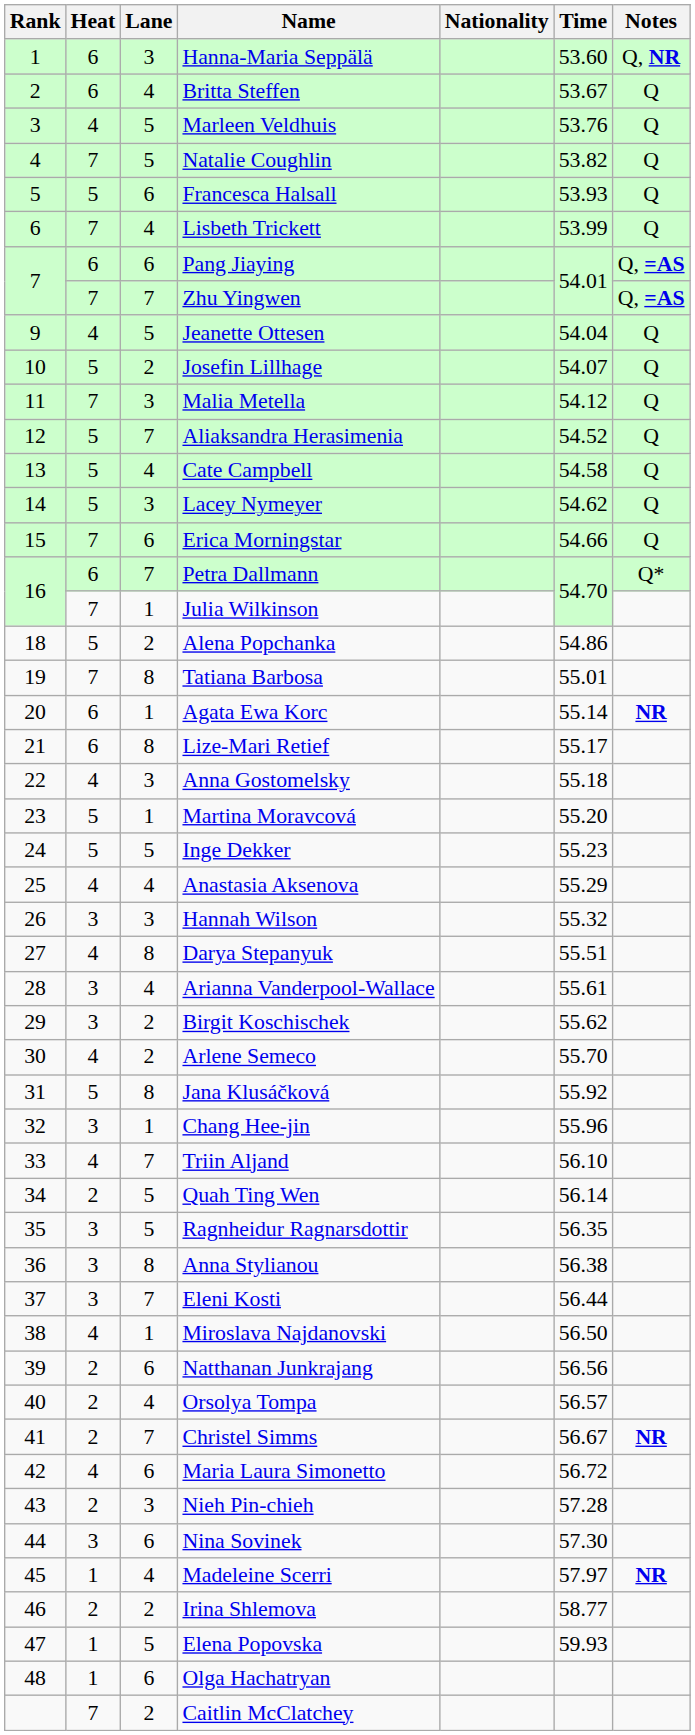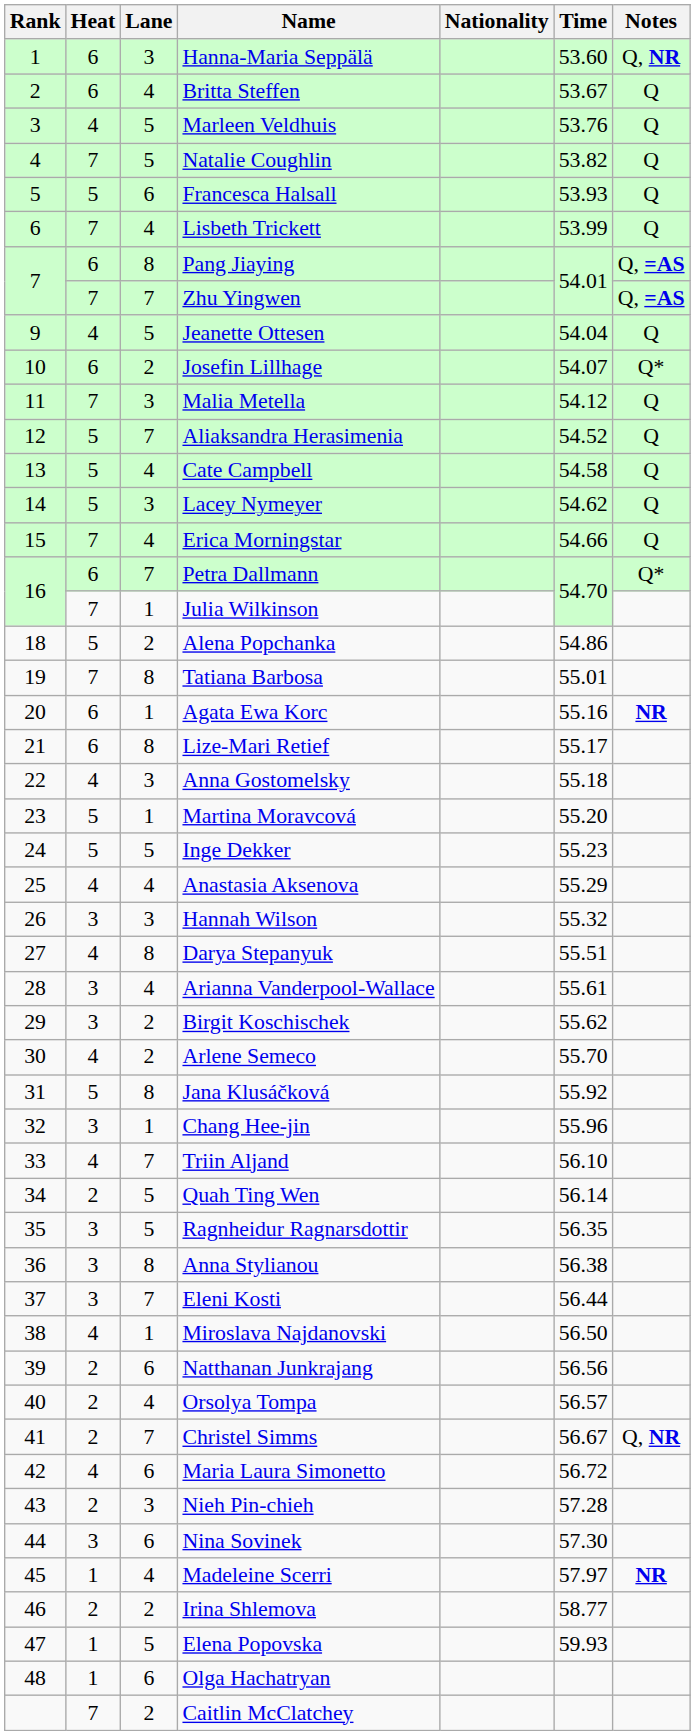(149, 263) 6 -> (149, 263) 8
(93, 366) 5 -> (93, 366) 6
(651, 366) Q -> (651, 366) Q*
(149, 539) 6 -> (149, 539) 4
(583, 711) 55.14 -> (583, 711) 55.16
(651, 1436) NR -> (651, 1436) Q, NR
